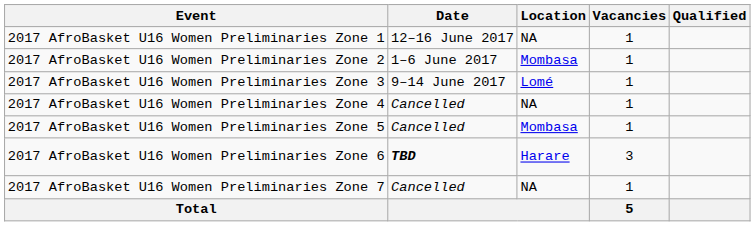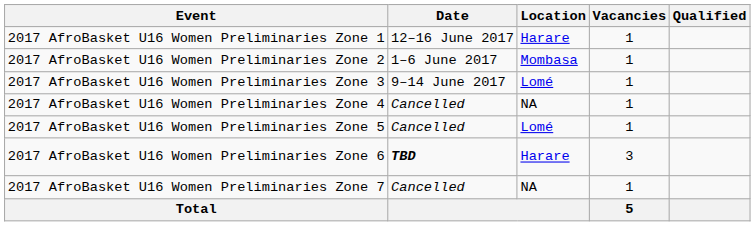(529, 38) NA -> (545, 38) Harare
(549, 127) Mombasa -> (537, 127) Lomé
